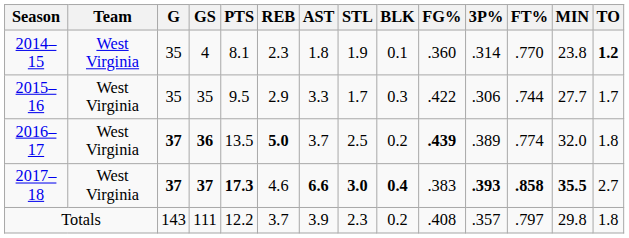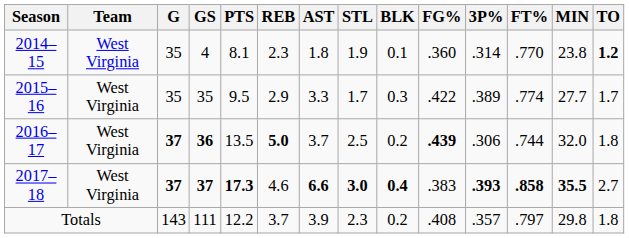(486, 96) .306 -> (486, 96) .389
(529, 96) .744 -> (529, 96) .774
(486, 140) .389 -> (486, 140) .306
(529, 140) .774 -> (529, 140) .744
